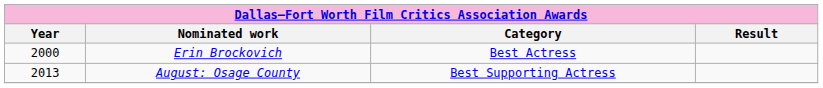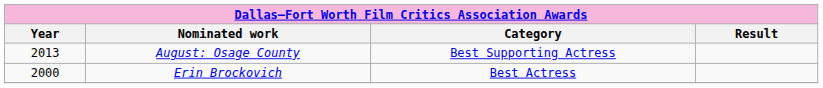rows swapped: (228, 53) <-> (228, 73)
